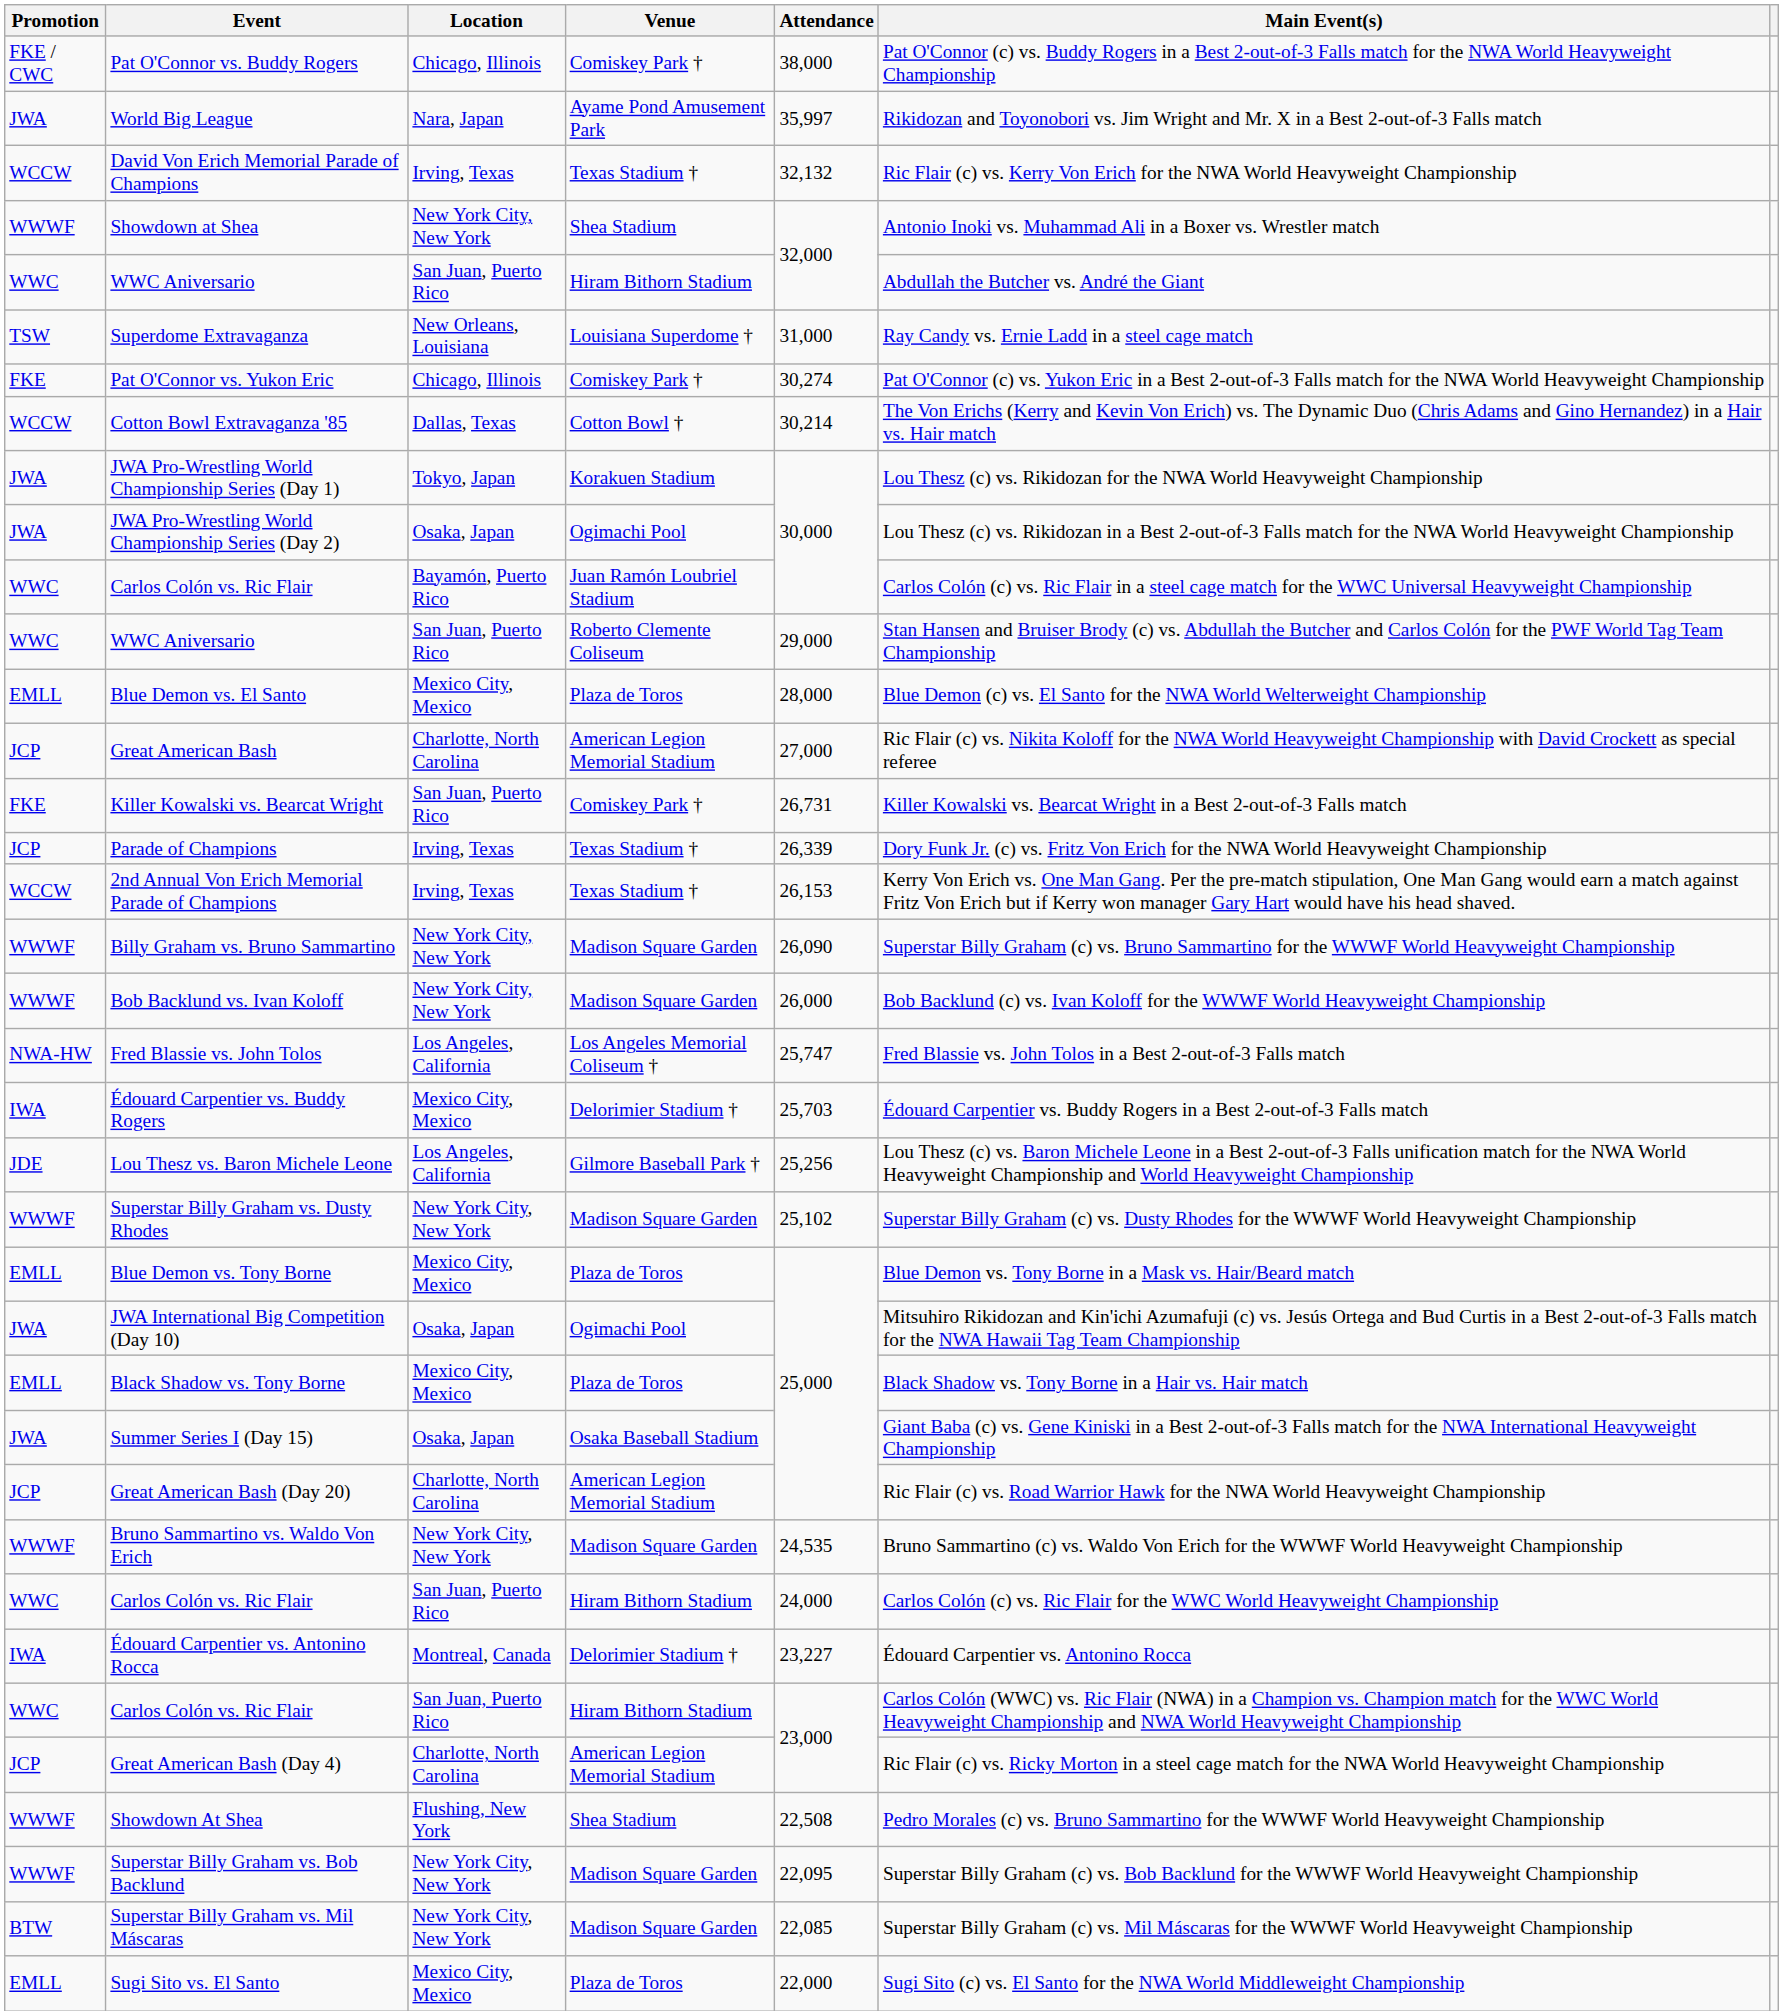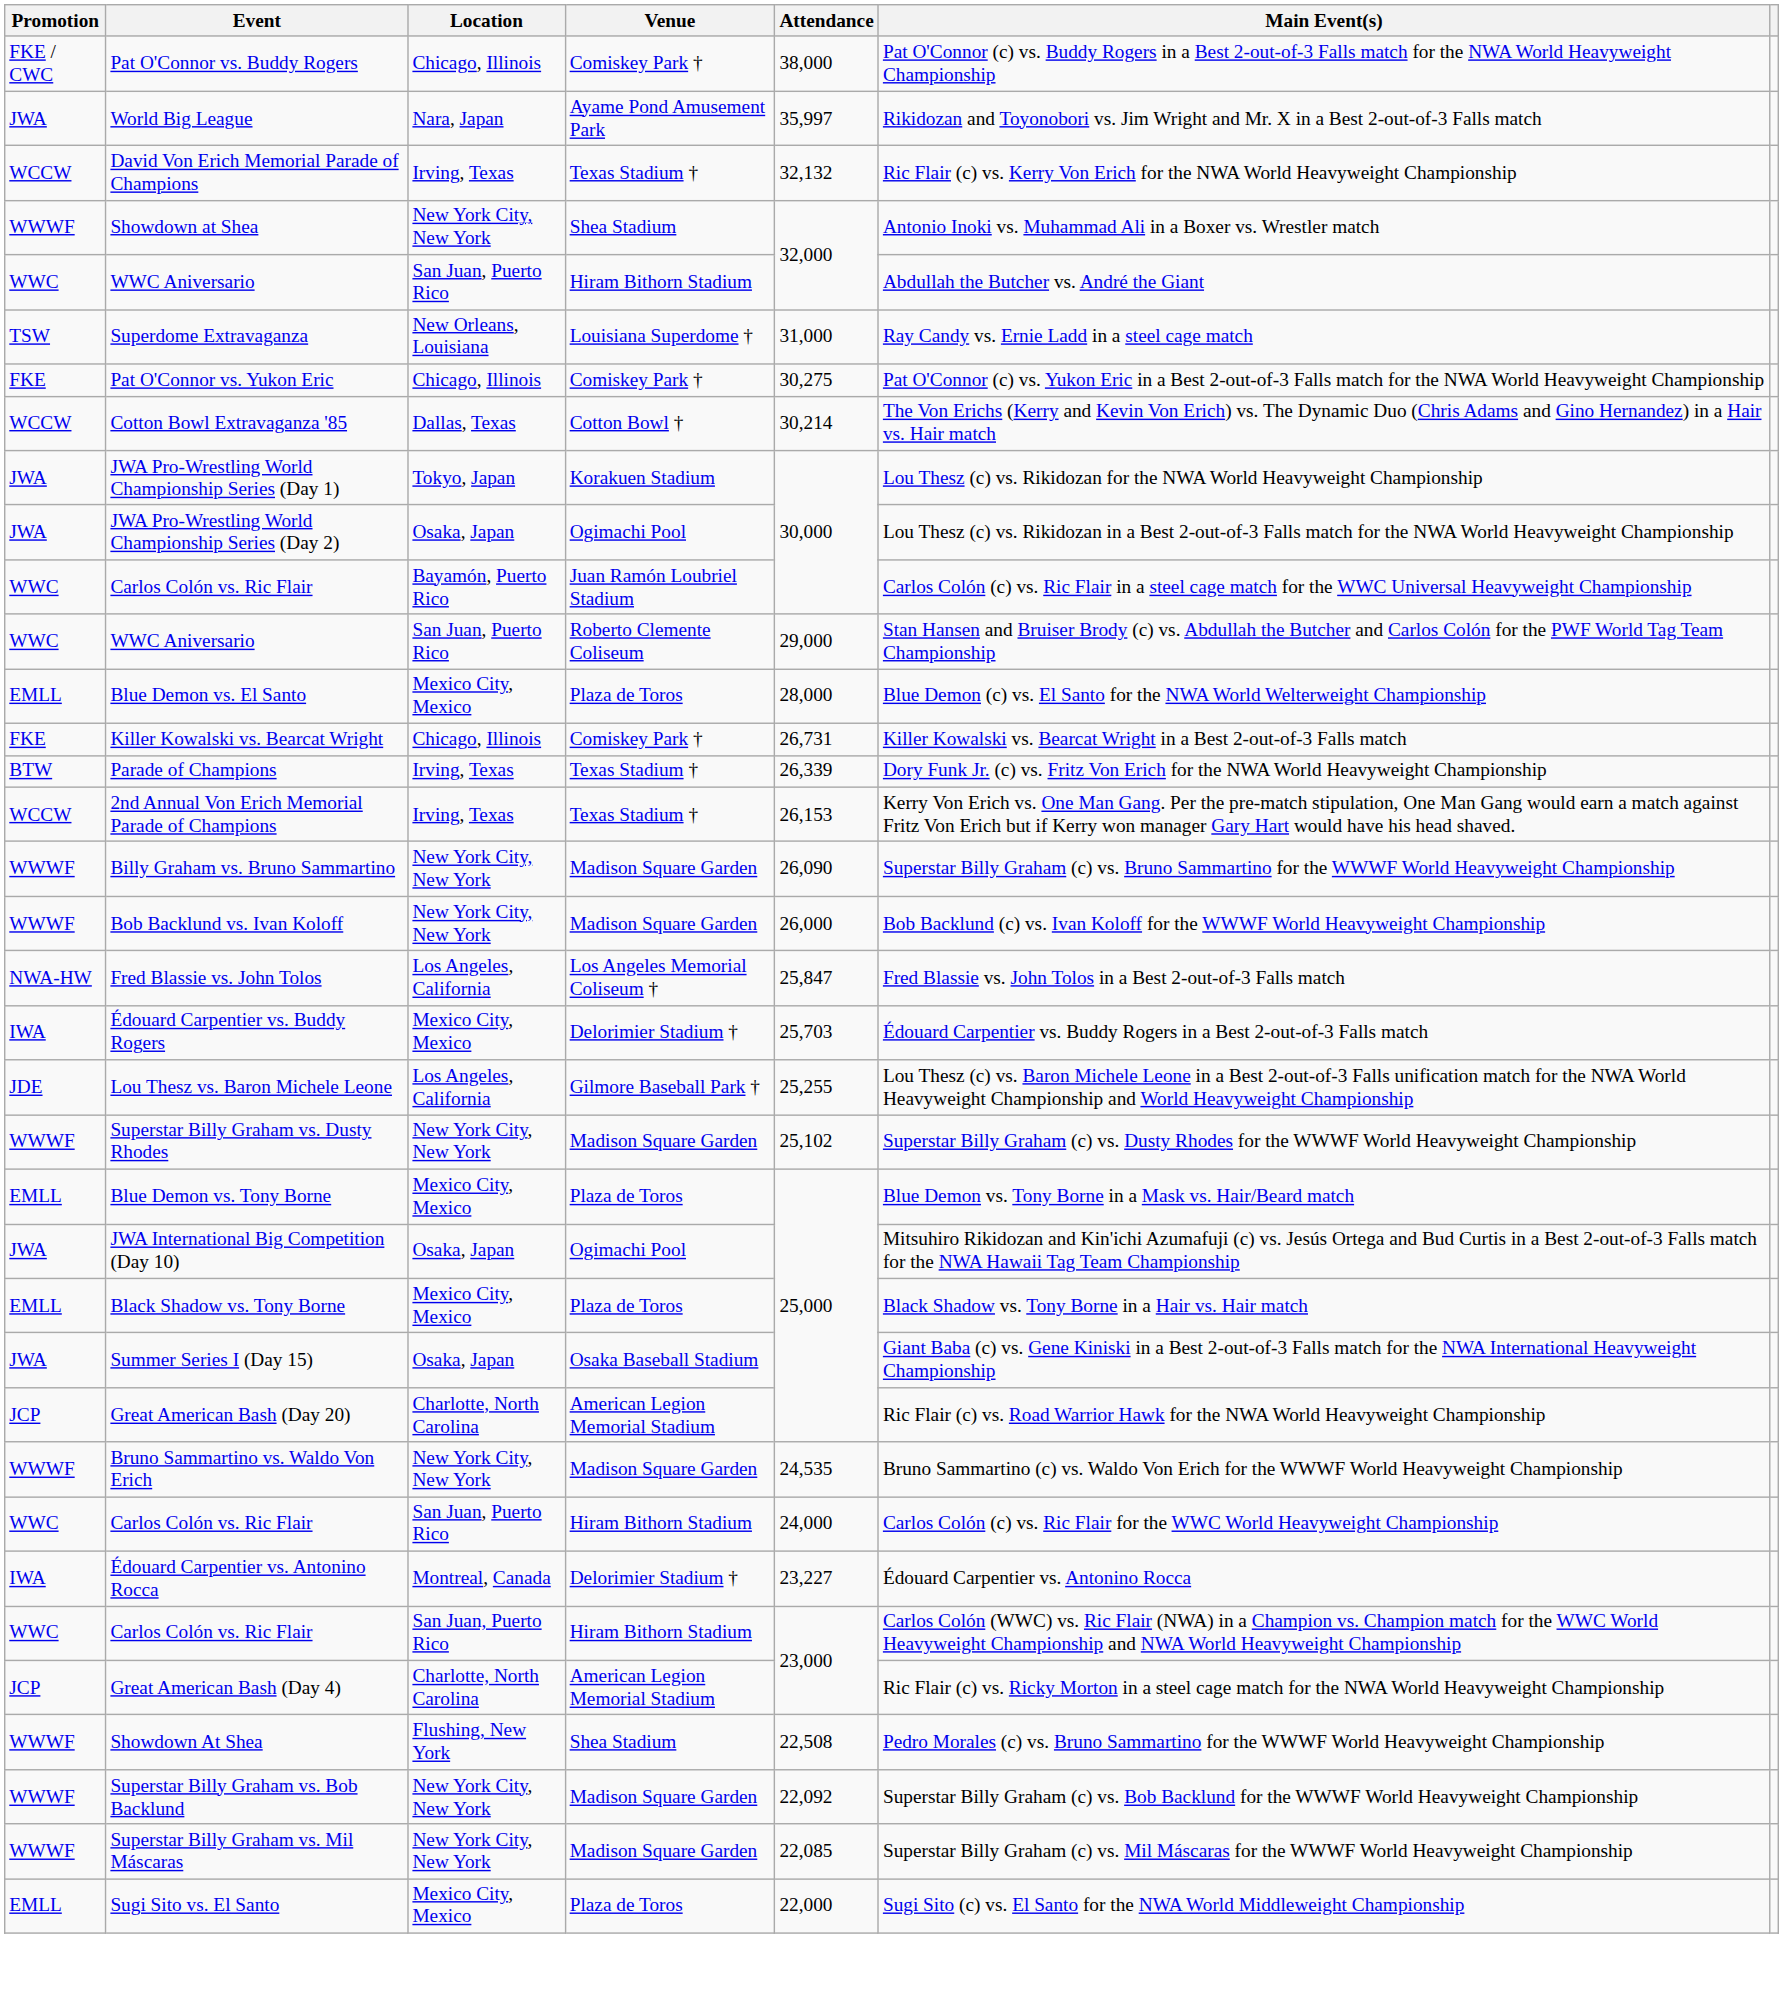(806, 379) 30,274 -> (806, 379) 30,275
- row: (193, 750)
(477, 804) San Juan, Puerto Rico -> (477, 738) Chicago, Illinois
(25, 847) JCP -> (31, 770) BTW
(806, 1054) 25,747 -> (806, 977) 25,847
(806, 1164) 25,256 -> (806, 1086) 25,255
(806, 1873) 22,095 -> (806, 1796) 22,092
(31, 1928) BTW -> (42, 1850) WWWF
